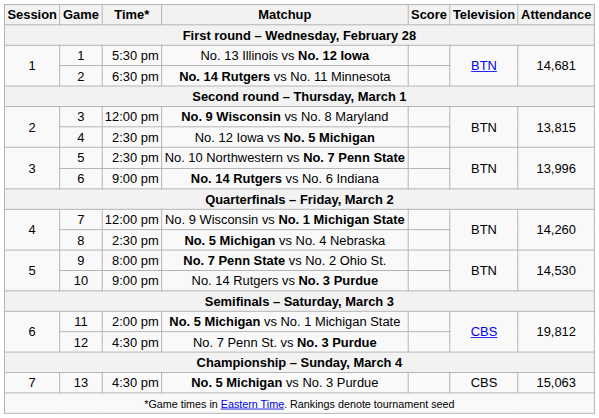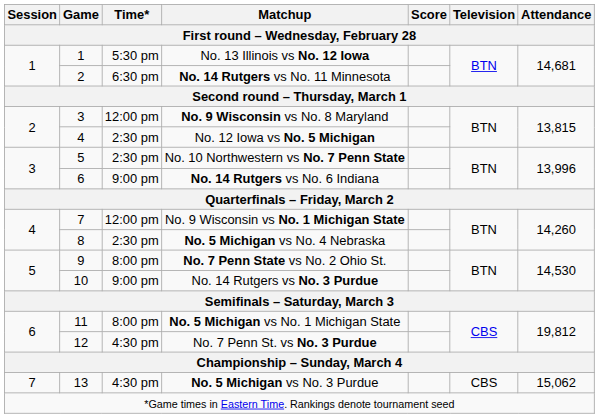(135, 322) 2:00 pm -> (135, 322) 8:00 pm
(556, 383) 15,063 -> (556, 383) 15,062
